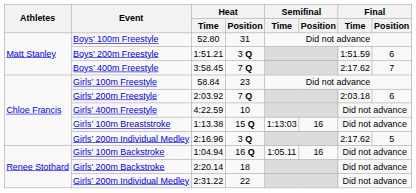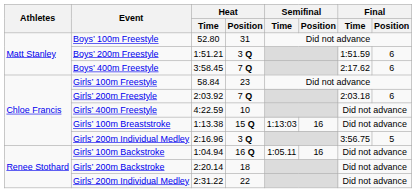(392, 68) 7 -> (392, 68) 6
(355, 139) 2:17.62 -> (355, 139) 3:56.75
